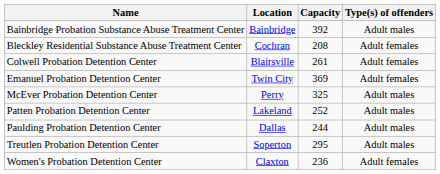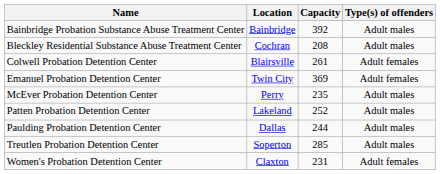(389, 45) Adult females -> (389, 45) Adult males
(320, 95) 325 -> (320, 95) 235
(320, 144) 295 -> (320, 144) 285
(320, 161) 236 -> (320, 161) 231
